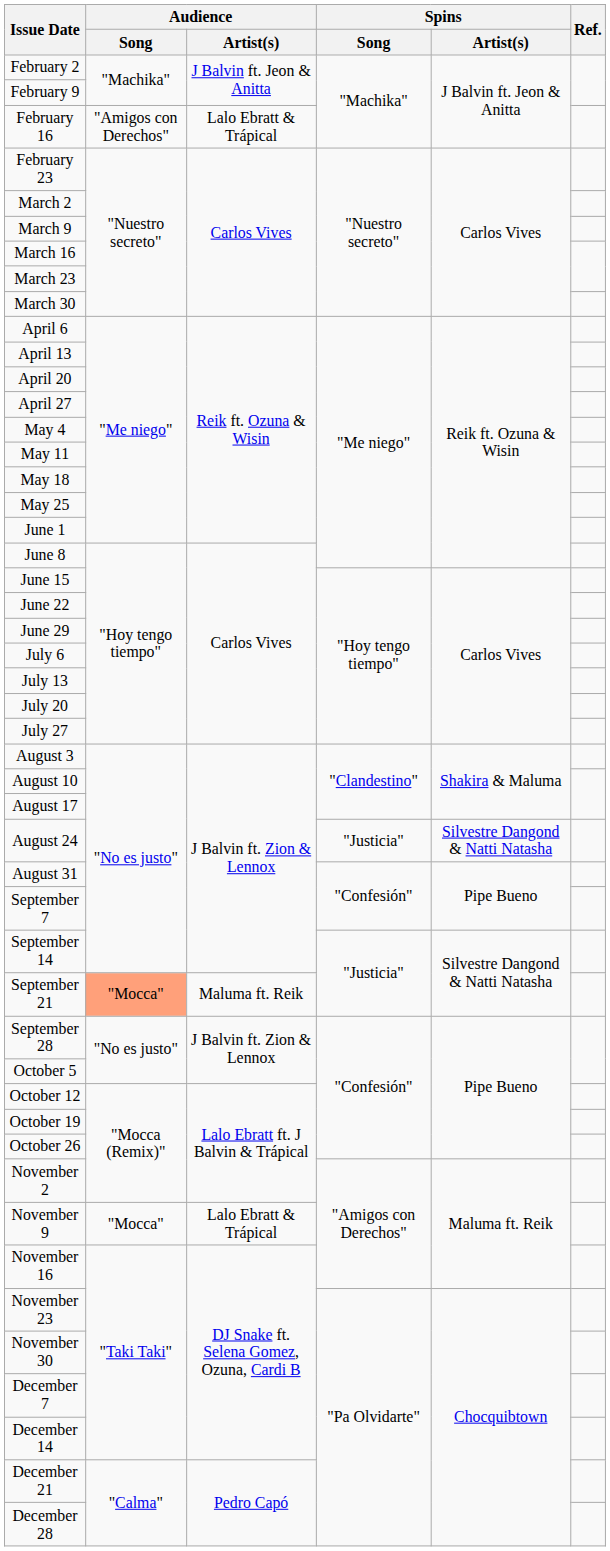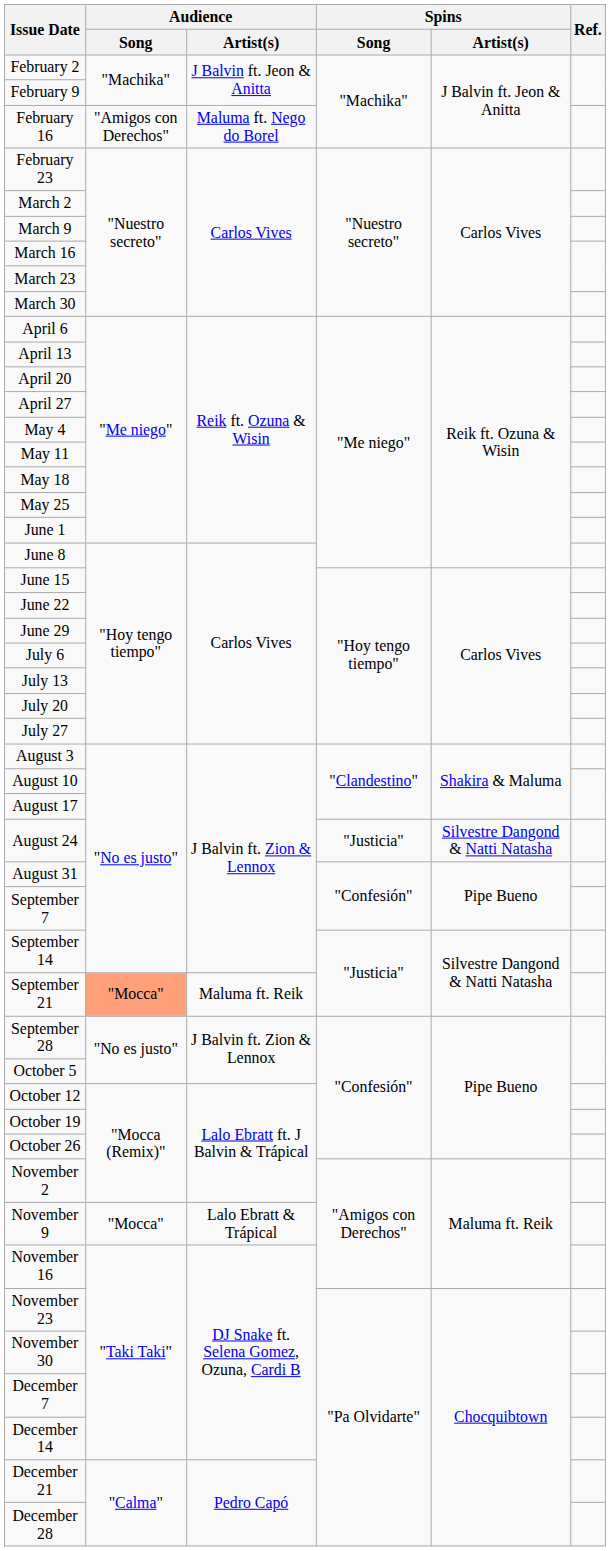(251, 126) Lalo Ebratt & Trápical -> (251, 126) Maluma ft. Nego do Borel
